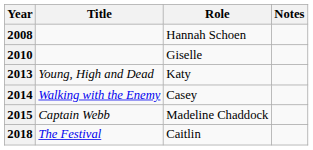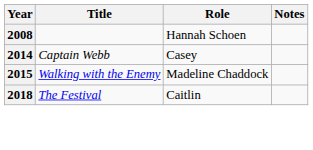- row: (20, 54)
- row: (20, 74)
(99, 94) Walking with the Enemy -> (74, 54) Captain Webb
(74, 114) Captain Webb -> (99, 74) Walking with the Enemy
